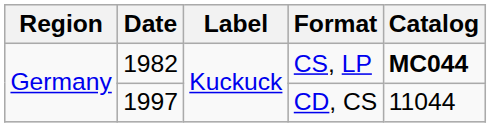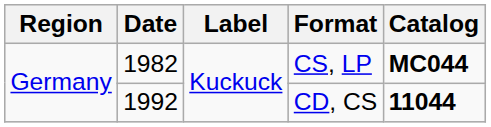(151, 102) 1997 -> (151, 102) 1992
(422, 102) normal -> (422, 102) bold
